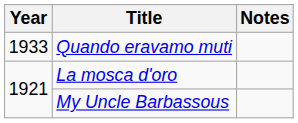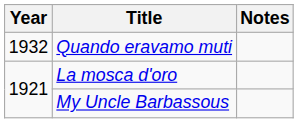(28, 46) 1933 -> (28, 46) 1932
